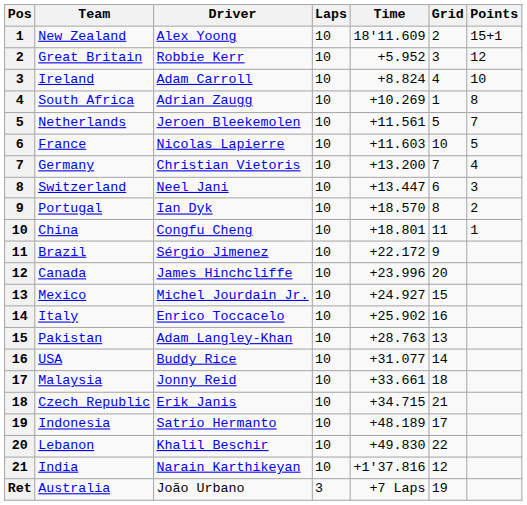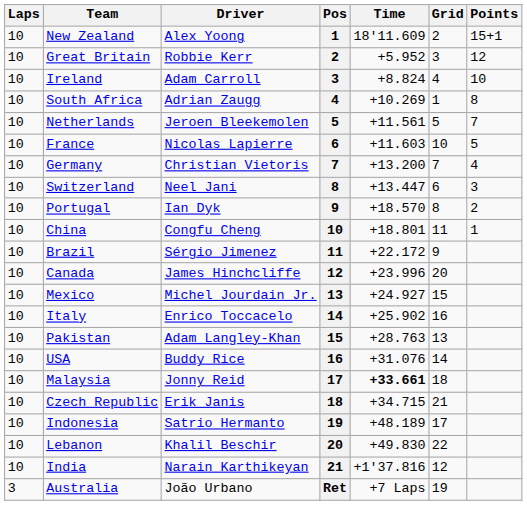columns swapped: (20, 16) <-> (331, 16)
(397, 360) +31.077 -> (397, 360) +31.076
(397, 382) normal -> (397, 382) bold
